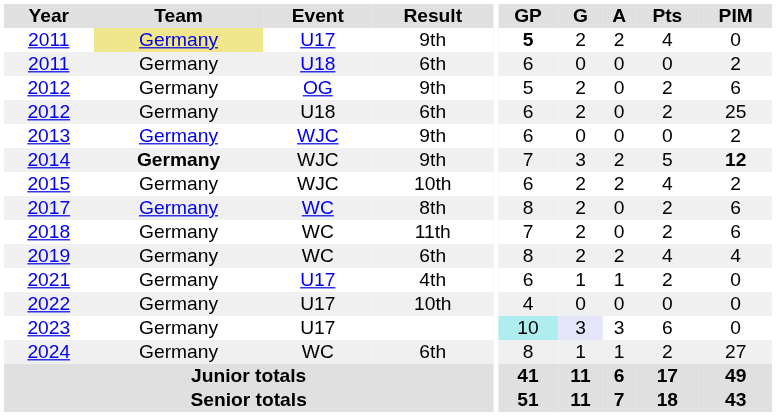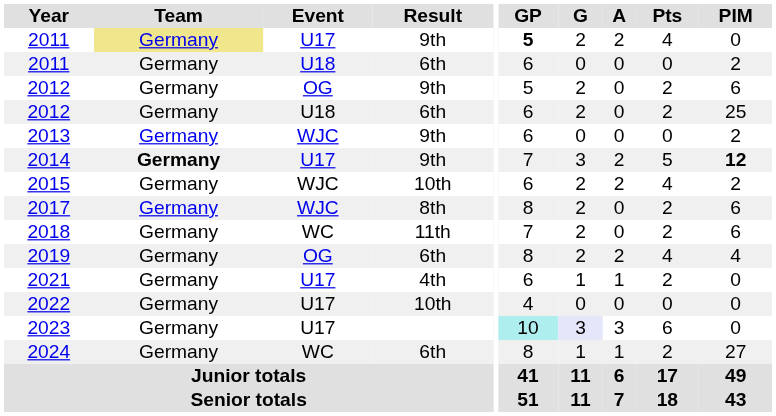(318, 159) WJC -> (318, 159) U17
(318, 207) WC -> (318, 207) WJC
(318, 255) WC -> (318, 255) OG
